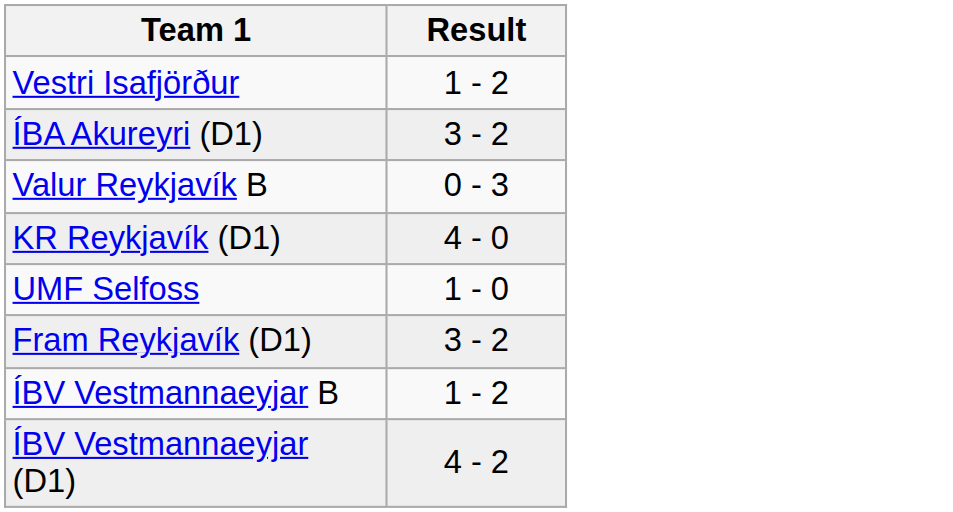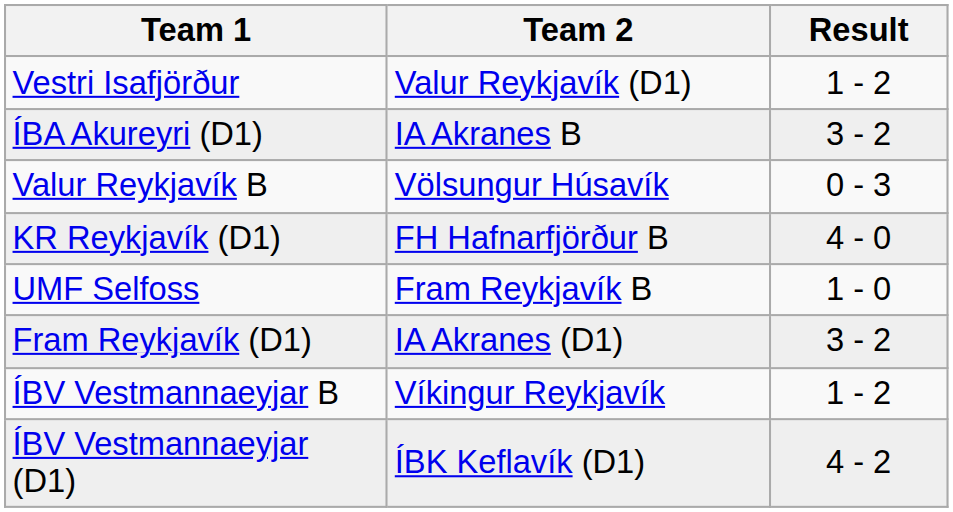+ column: (578, 30)
